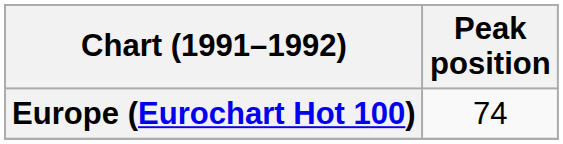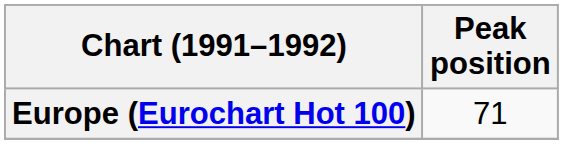(490, 113) 74 -> (490, 113) 71
